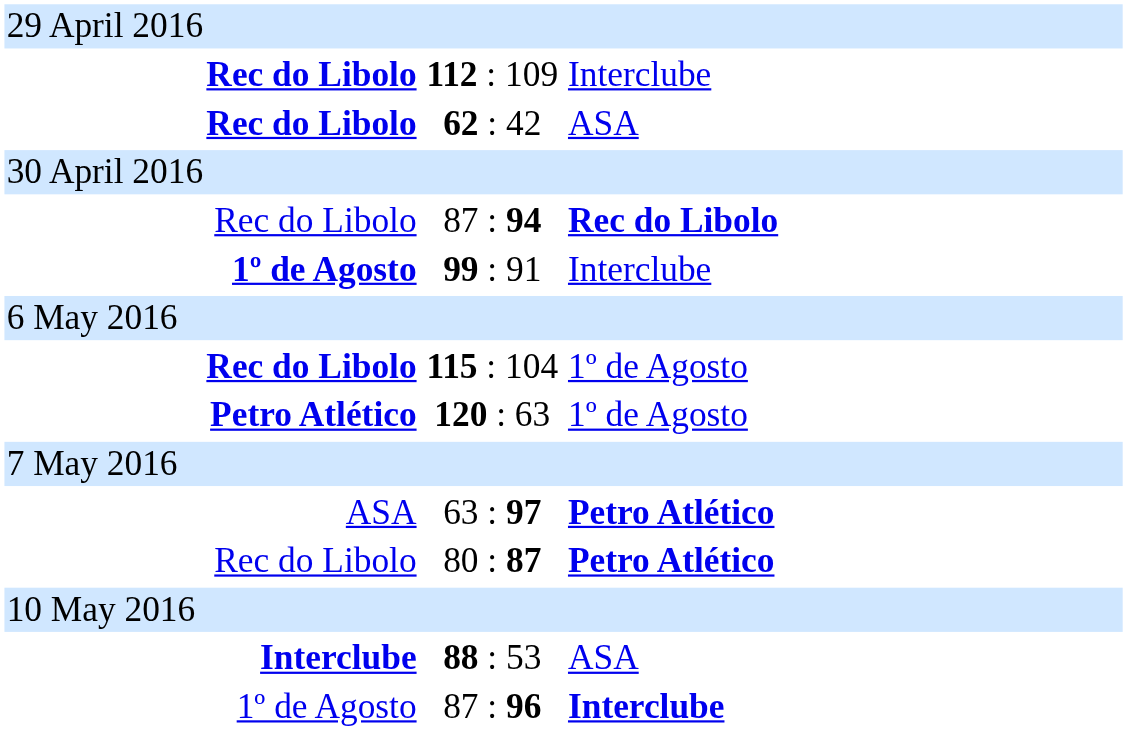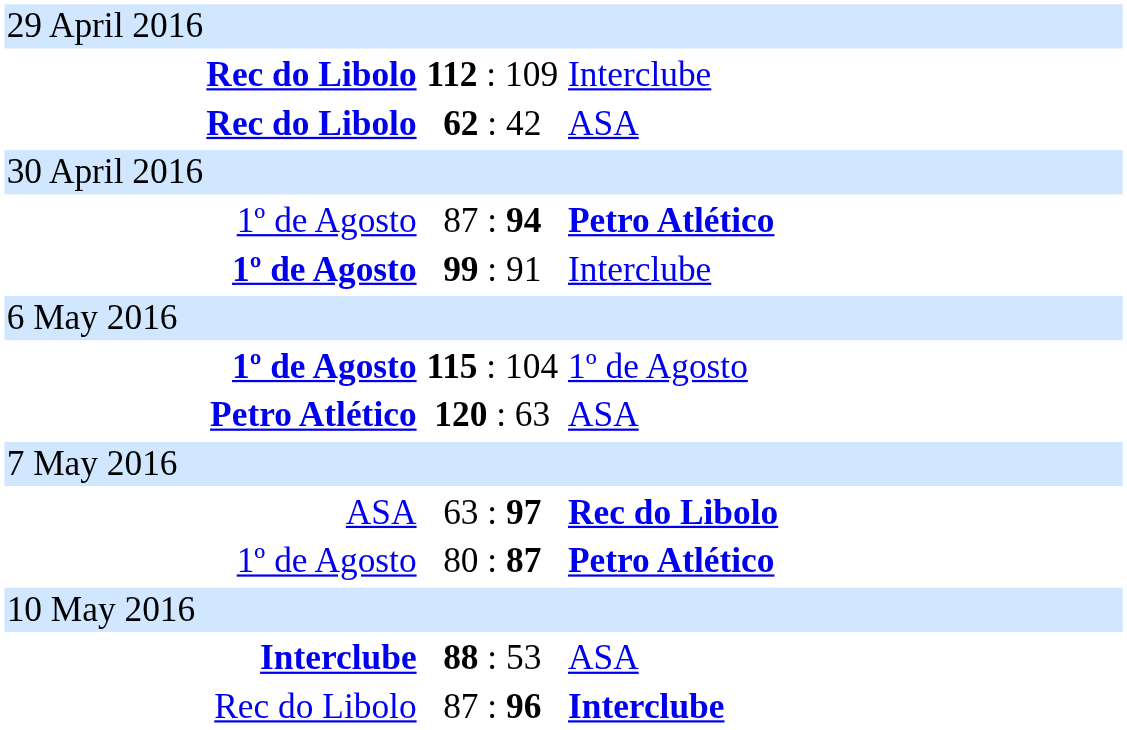(315, 220) Rec do Libolo -> (327, 220) 1º de Agosto
(673, 220) Rec do Libolo -> (671, 220) Petro Atlético
(311, 366) Rec do Libolo -> (324, 366) 1º de Agosto
(658, 414) 1º de Agosto -> (603, 414) ASA
(671, 511) Petro Atlético -> (673, 511) Rec do Libolo
(315, 560) Rec do Libolo -> (327, 560) 1º de Agosto
(327, 706) 1º de Agosto -> (315, 706) Rec do Libolo
